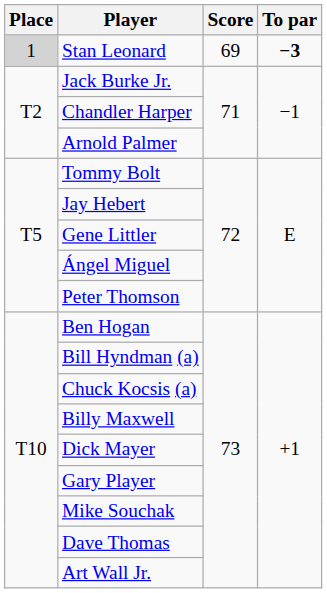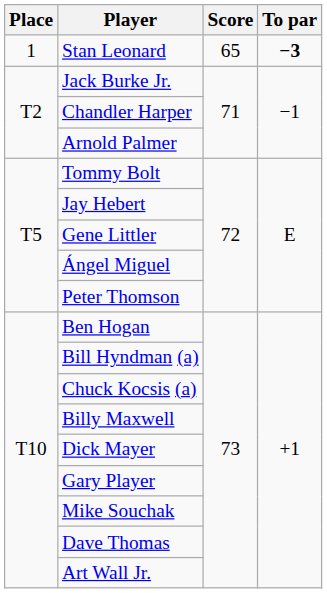(31, 50) lightgrey background -> (31, 50) no background
(230, 50) 69 -> (230, 50) 65
